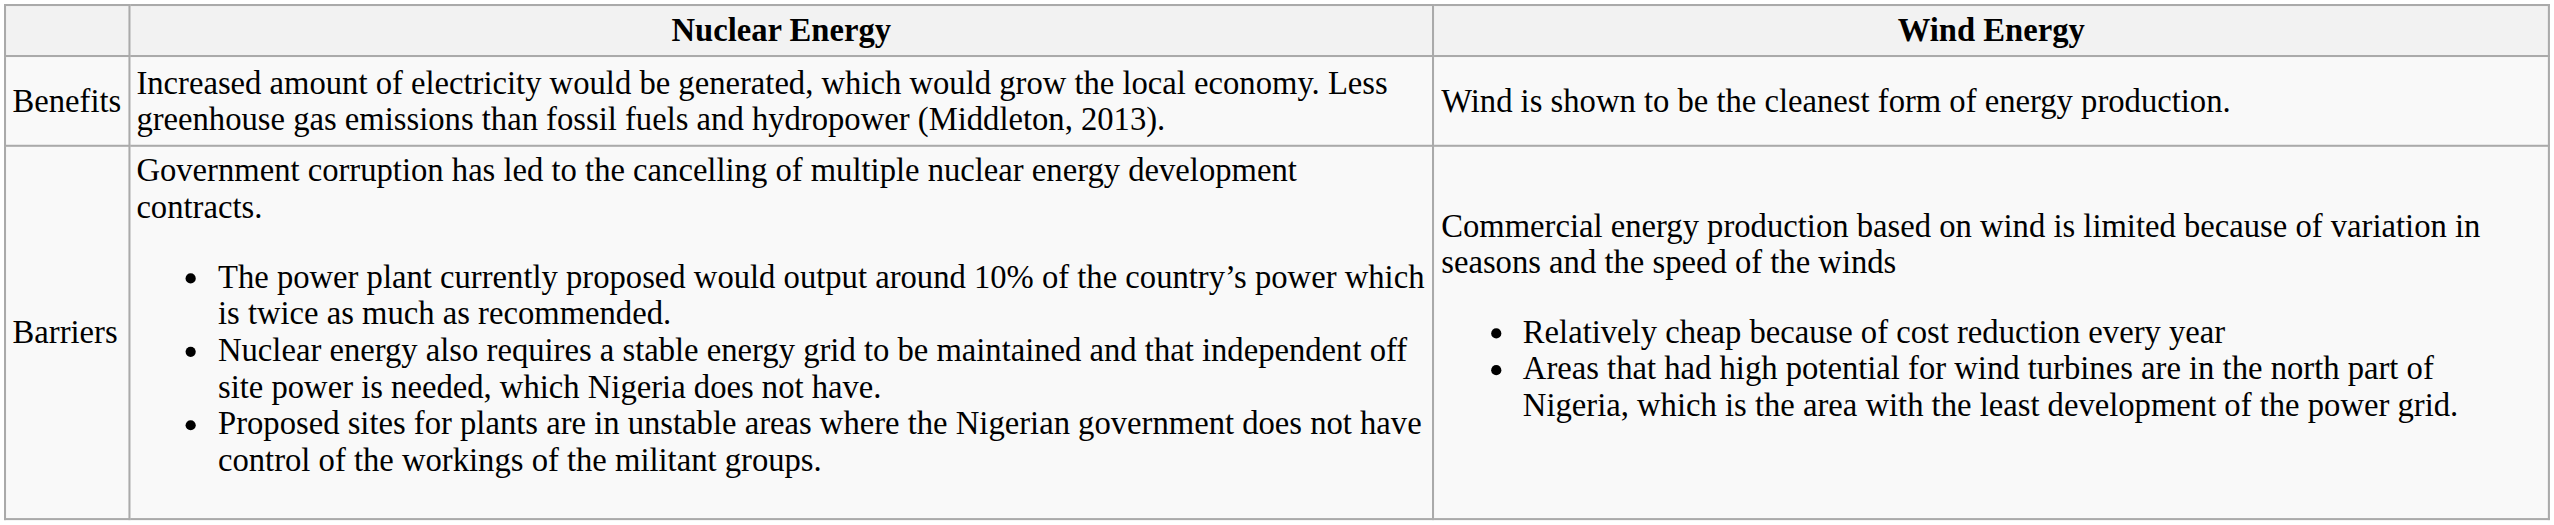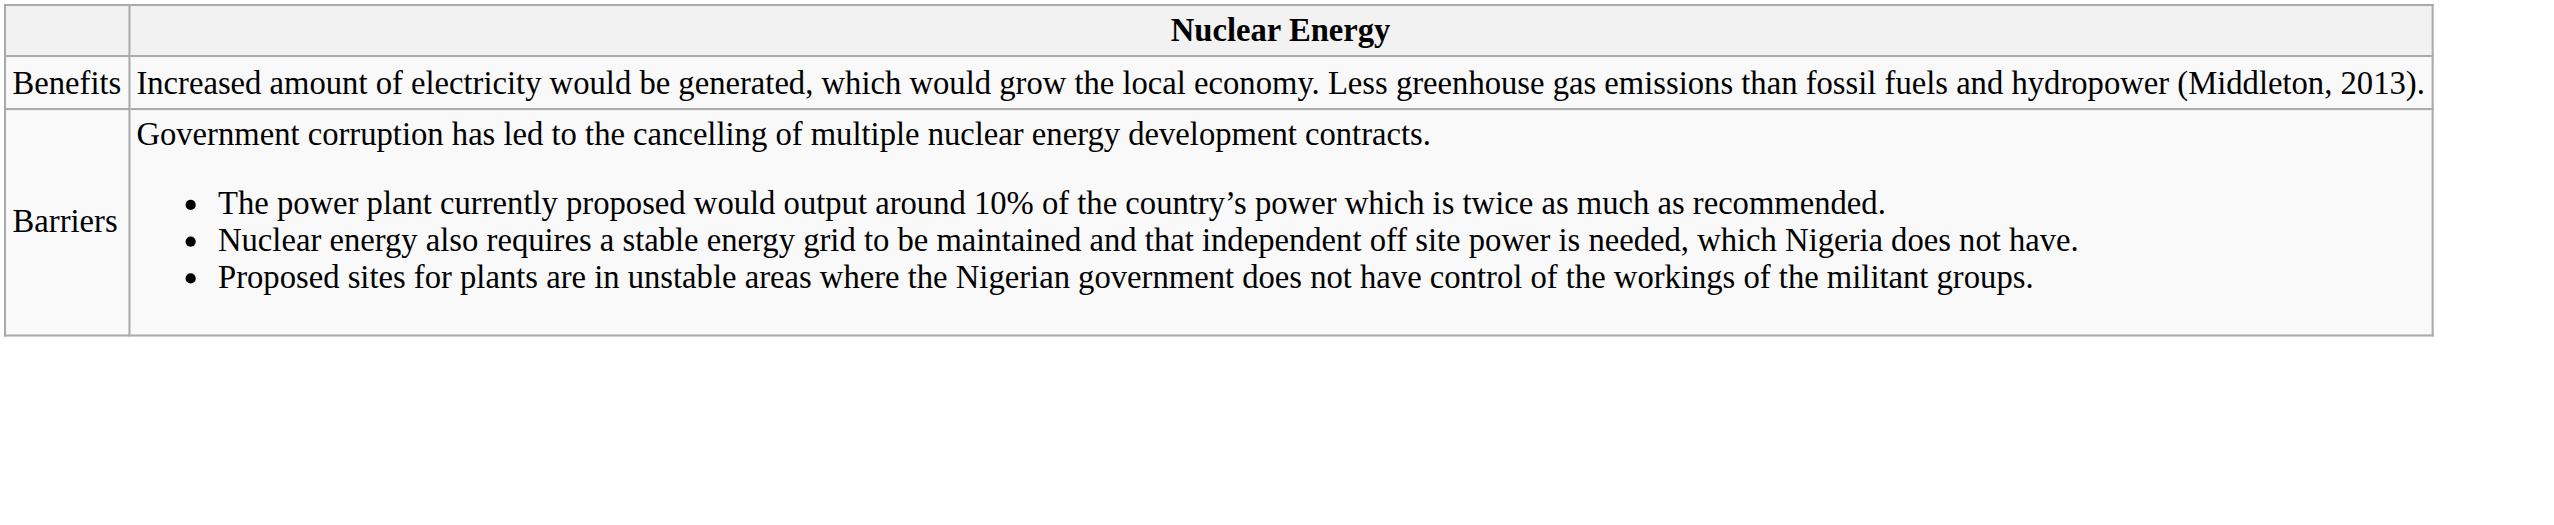- column: (1991, 30)
